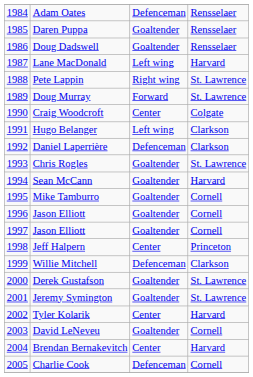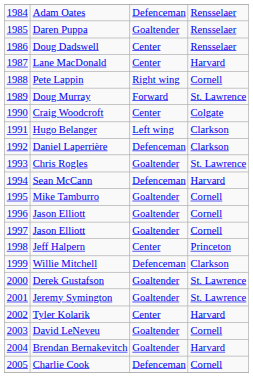(156, 46) Goaltender -> (146, 46) Center
(153, 63) Left wing -> (146, 63) Center
(218, 79) St. Lawrence -> (206, 79) Cornell
(156, 180) Goaltender -> (159, 180) Defenceman
(146, 347) Center -> (156, 347) Goaltender
